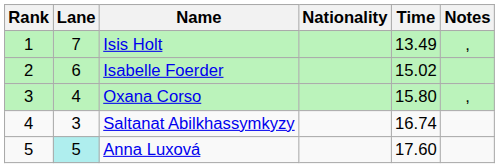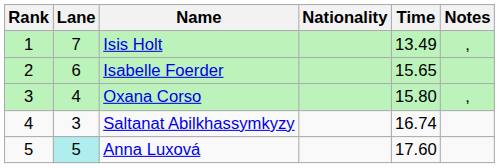(416, 70) 15.02 -> (416, 70) 15.65
